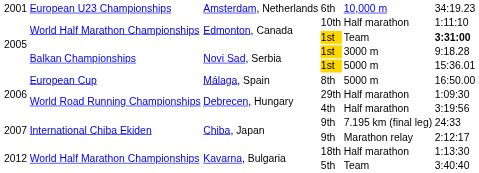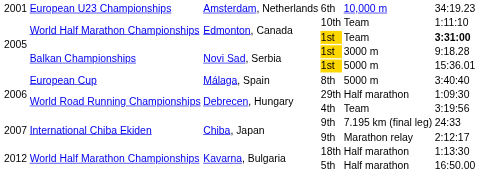(376, 23) Half marathon -> (356, 23) Team
(455, 80) 16:50.00 -> (452, 80) 3:40:40
(376, 109) Half marathon -> (356, 109) Team
(356, 166) Team -> (376, 166) Half marathon
(452, 166) 3:40:40 -> (455, 166) 16:50.00
